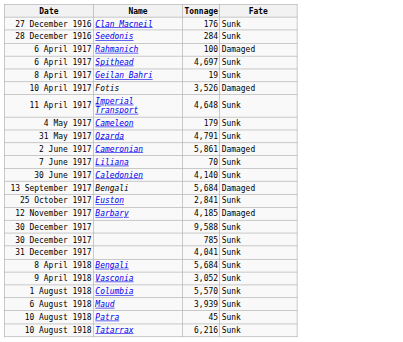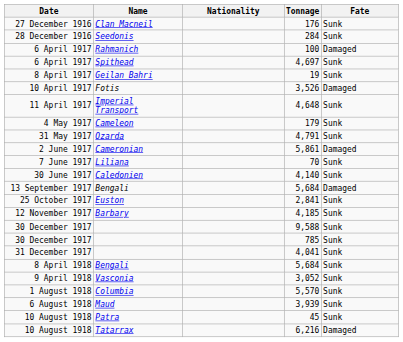+ column: (233, 11)
(238, 214) Damaged -> (333, 214) Sunk
(231, 330) Sunk -> (340, 330) Damaged
